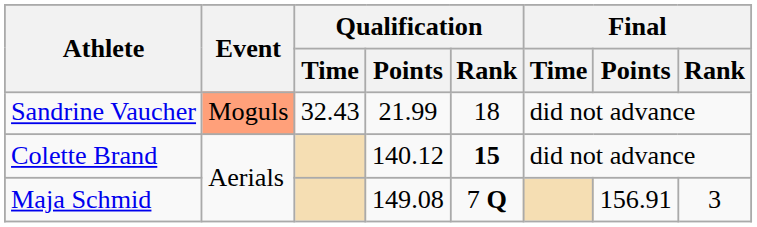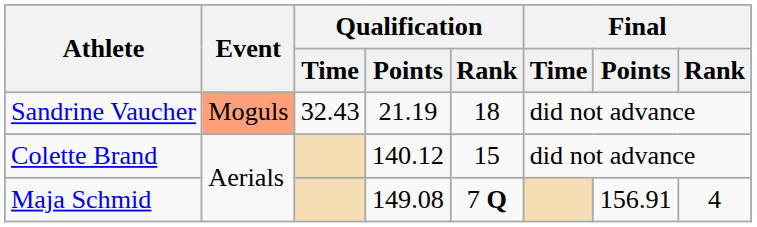(408, 112) 21.99 -> (408, 112) 21.19
(487, 156) bold -> (487, 156) normal
(715, 199) 3 -> (715, 199) 4
